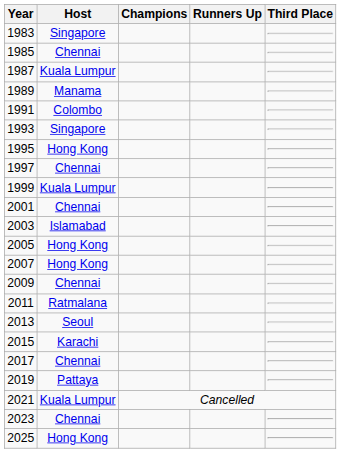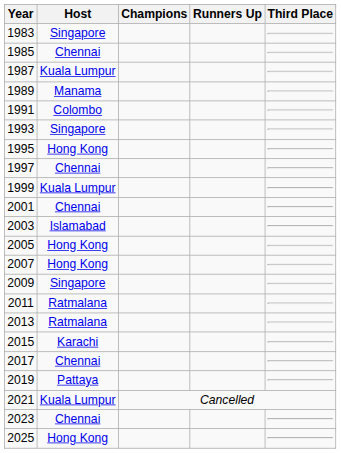(78, 284) Chennai -> (78, 284) Singapore
(78, 322) Seoul -> (78, 322) Ratmalana
